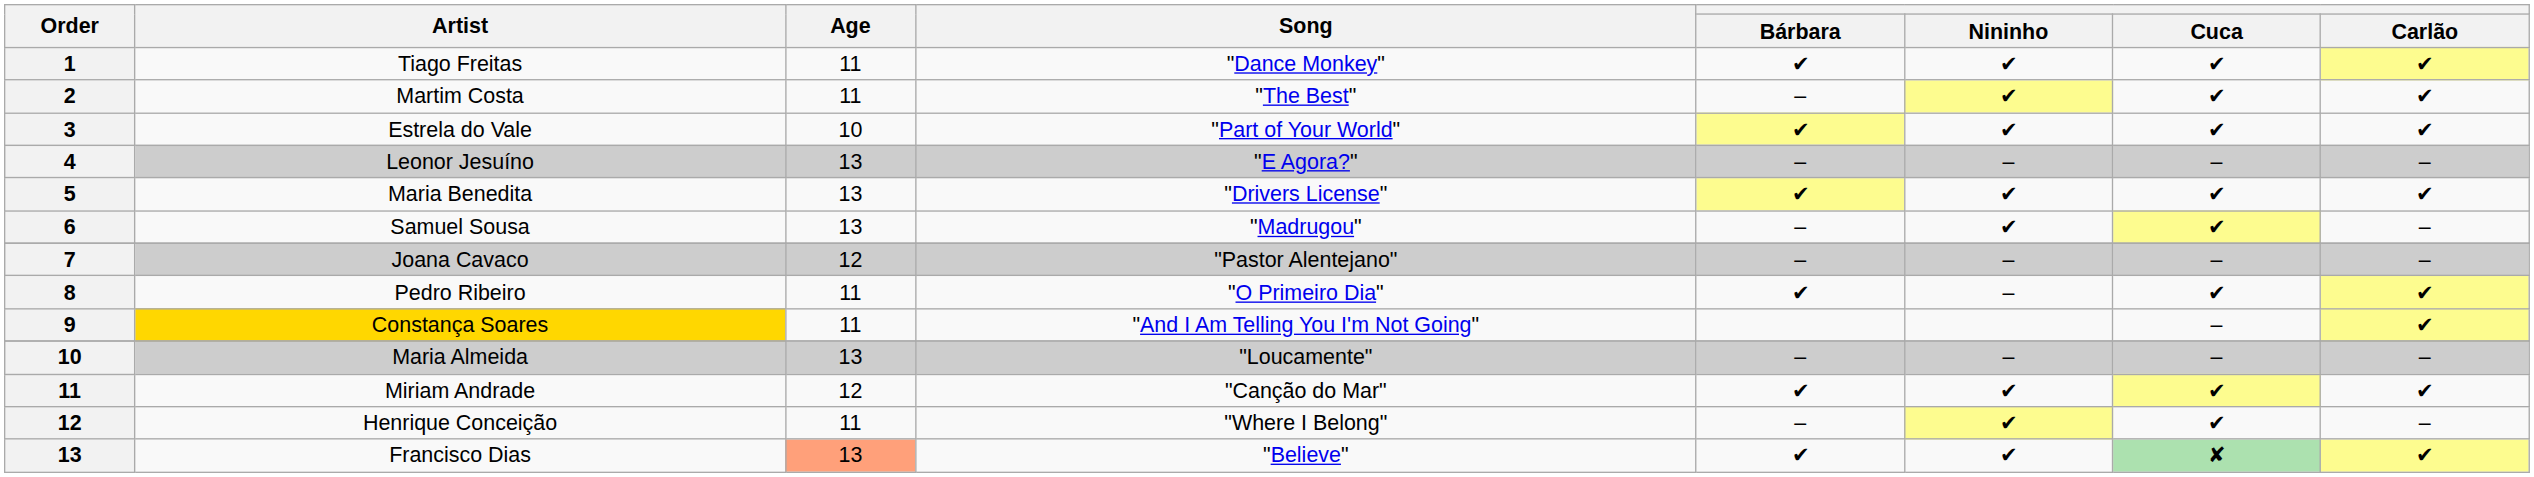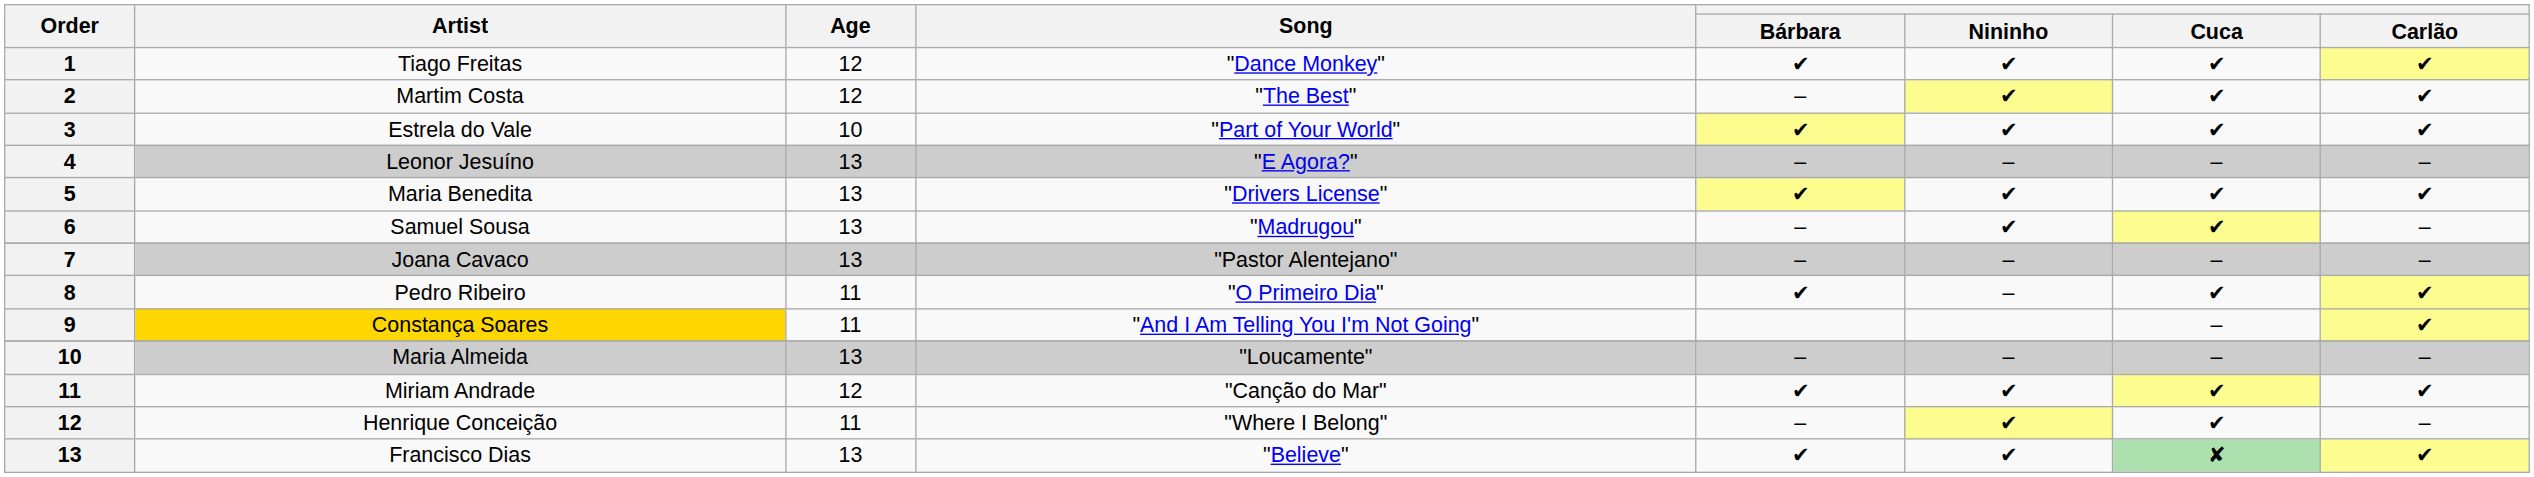(850, 64) 11 -> (850, 64) 12
(850, 96) 11 -> (850, 96) 12
(850, 260) 12 -> (850, 260) 13
(850, 455) lightsalmon background -> (850, 455) no background
